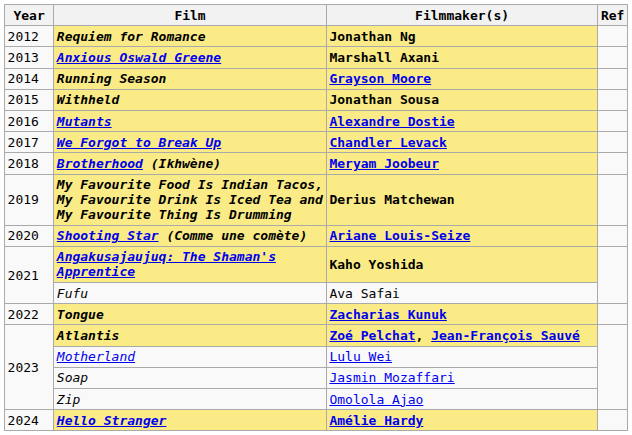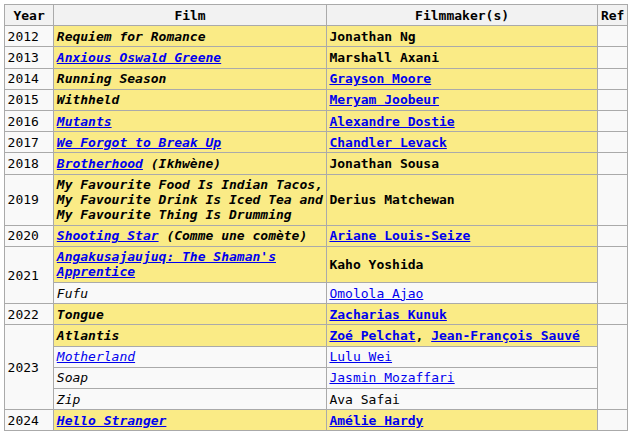(384, 100) Jonathan Sousa -> (384, 100) Meryam Joobeur
(384, 163) Meryam Joobeur -> (384, 163) Jonathan Sousa
(365, 293) Ava Safai -> (376, 293) Omolola Ajao
(376, 399) Omolola Ajao -> (365, 399) Ava Safai
